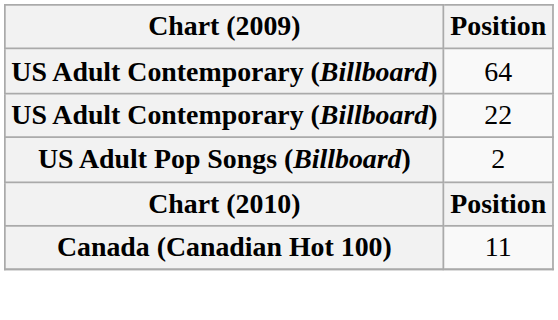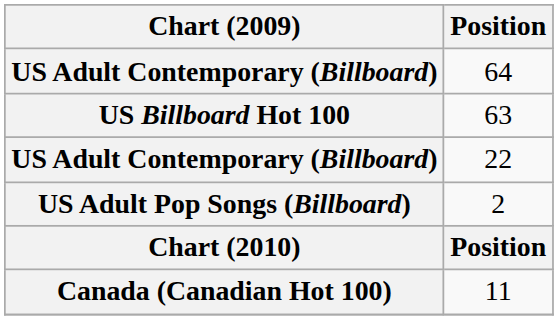+ row: (498, 114)
